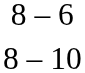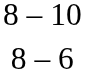rows swapped: (42, 58) <-> (42, 15)
